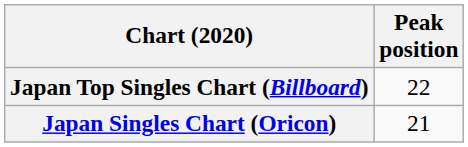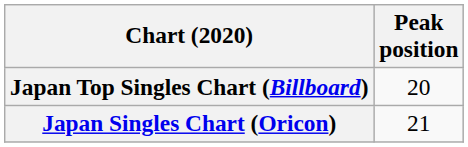(419, 86) 22 -> (419, 86) 20
